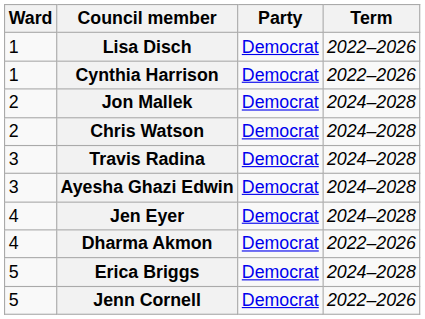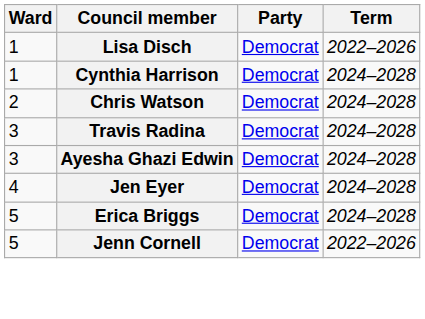(371, 74) 2022–2026 -> (371, 74) 2024–2028
- row: (147, 103)
- row: (147, 243)
